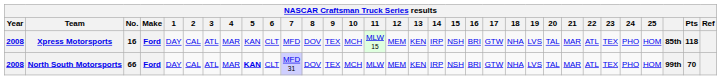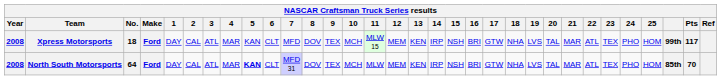(132, 42) 16 -> (132, 42) 18
(673, 42) 85th -> (673, 42) 99th
(692, 42) 118 -> (692, 42) 117
(132, 64) 66 -> (132, 64) 64
(673, 64) 99th -> (673, 64) 85th
